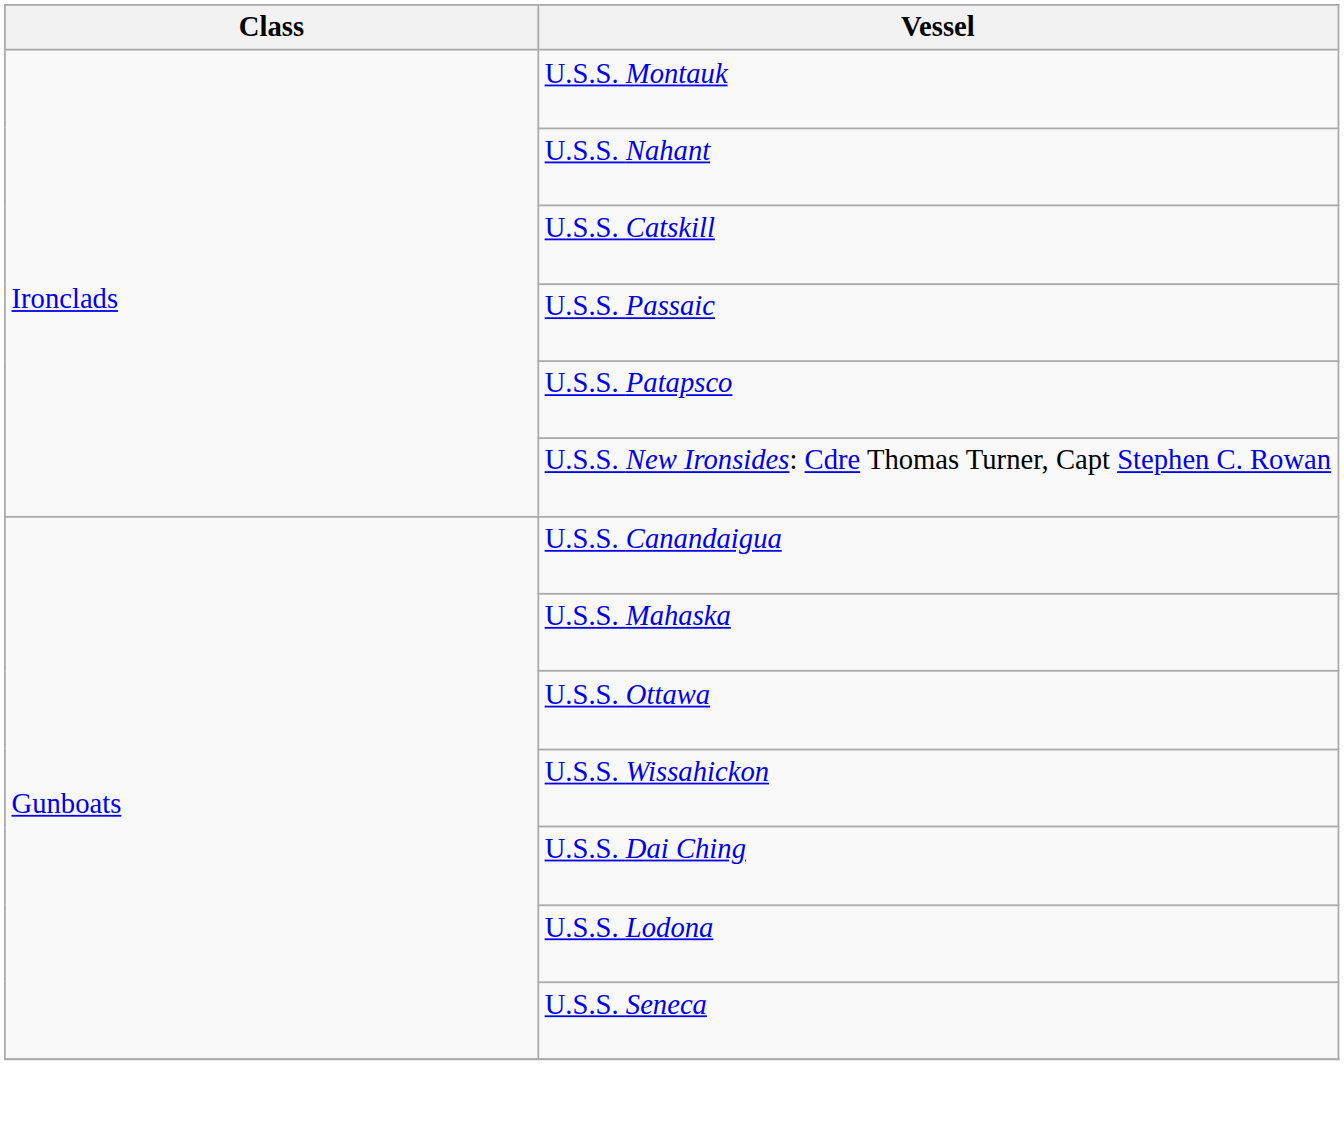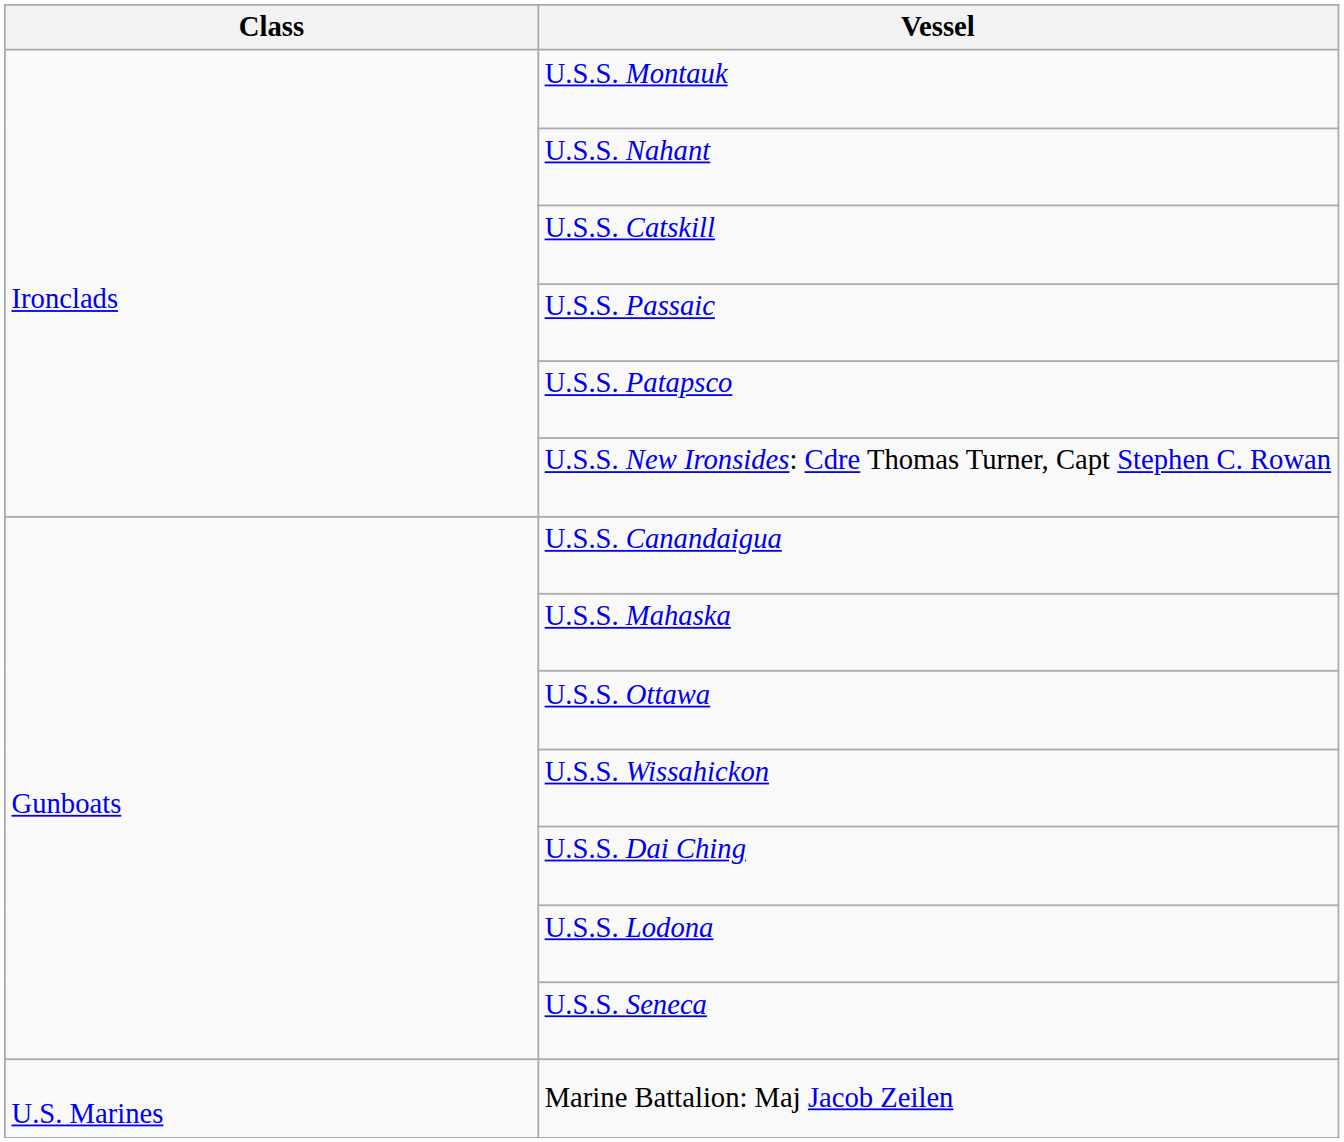+ row: (749, 1098)
